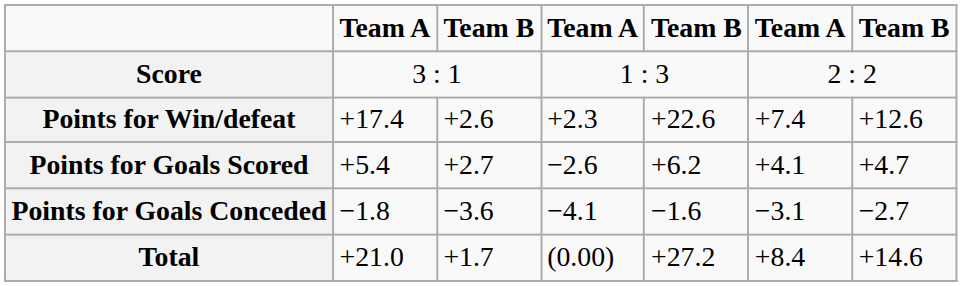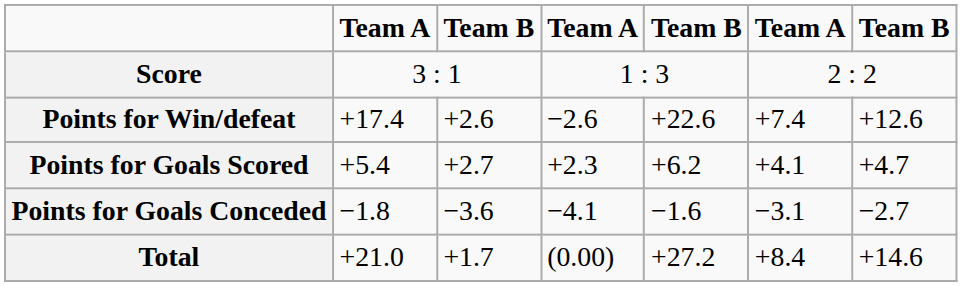(572, 119) +2.3 -> (572, 119) −2.6
(572, 165) −2.6 -> (572, 165) +2.3
